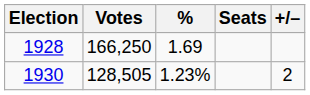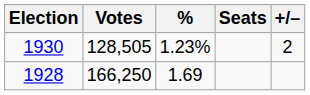rows swapped: (44, 47) <-> (44, 75)
